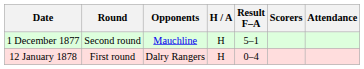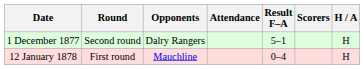columns swapped: (221, 18) <-> (332, 18)
(175, 40) Mauchline -> (175, 40) Dalry Rangers
(175, 56) Dalry Rangers -> (175, 56) Mauchline
